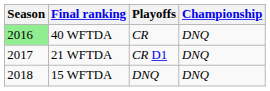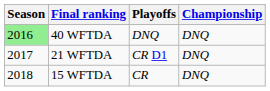(140, 34) CR -> (145, 34) DNQ
(145, 75) DNQ -> (140, 75) CR
